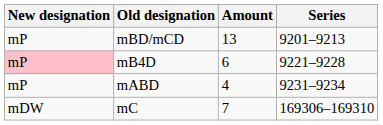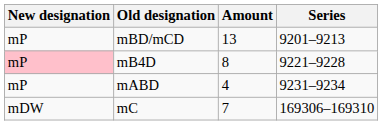(226, 62) 6 -> (226, 62) 8
